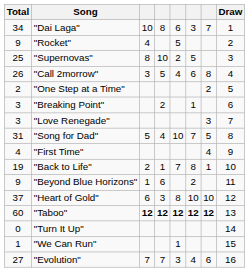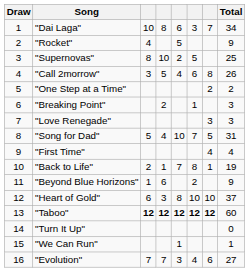columns swapped: (230, 12) <-> (18, 12)
